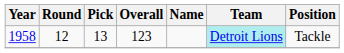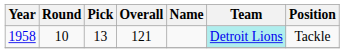(62, 36) 12 -> (62, 36) 10
(141, 36) 123 -> (141, 36) 121
